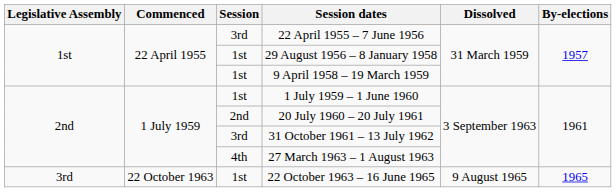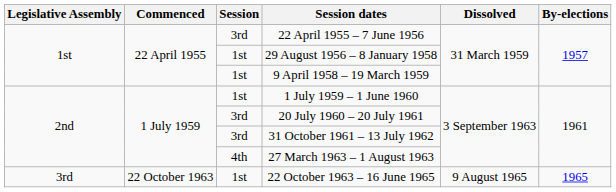(239, 116) 2nd -> (239, 116) 3rd
